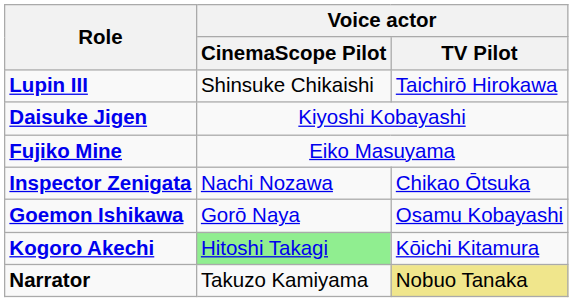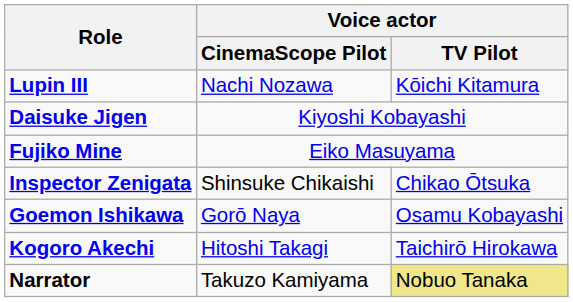(287, 85) Shinsuke Chikaishi -> (267, 85) Nachi Nozawa
(477, 85) Taichirō Hirokawa -> (468, 85) Kōichi Kitamura
(267, 183) Nachi Nozawa -> (287, 183) Shinsuke Chikaishi
(264, 248) lightgreen background -> (264, 248) no background
(468, 248) Kōichi Kitamura -> (477, 248) Taichirō Hirokawa
